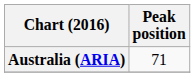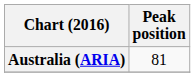(159, 59) 71 -> (159, 59) 81
